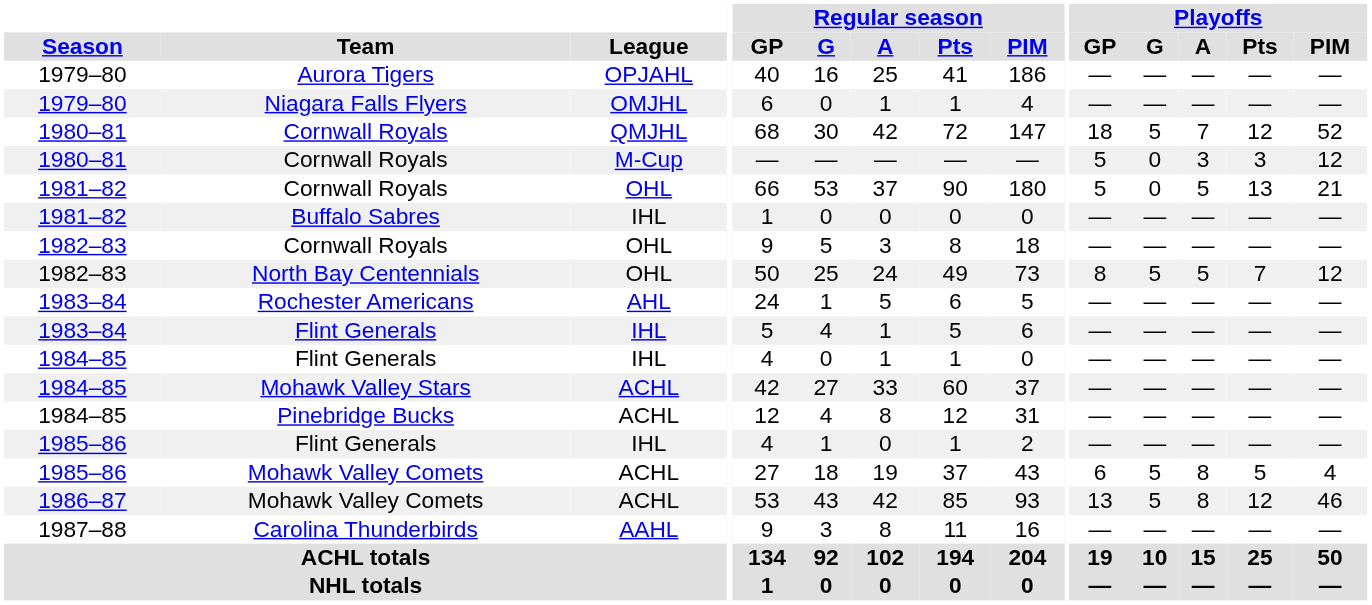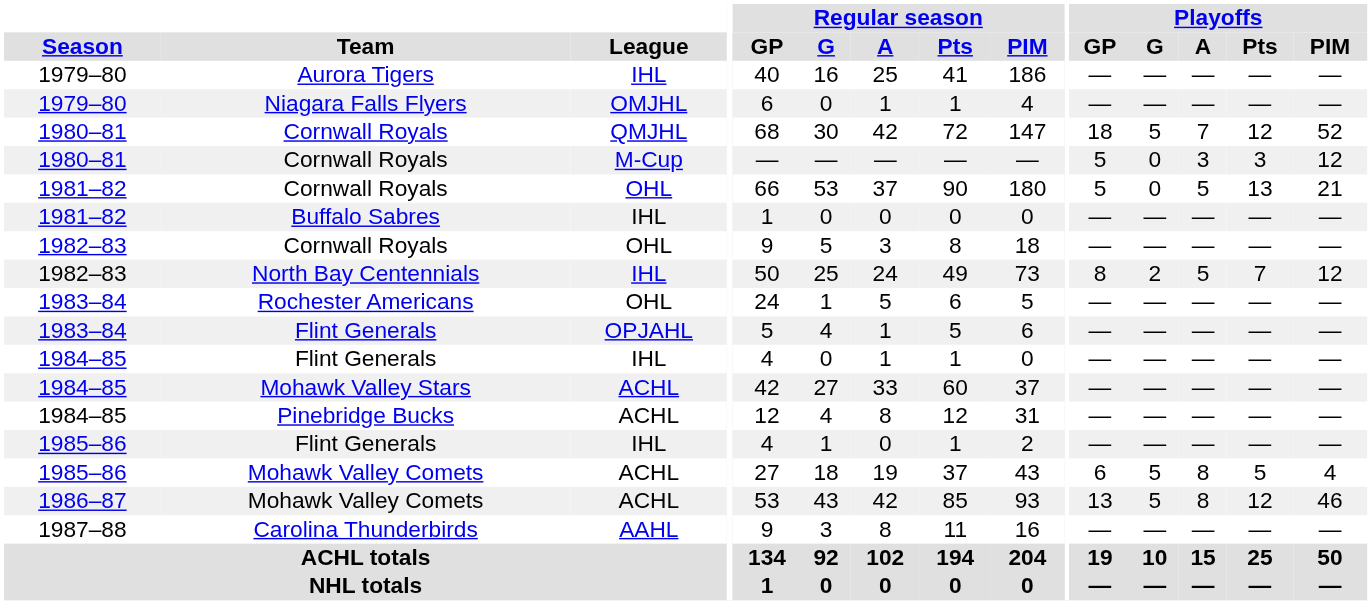(649, 74) OPJAHL -> (649, 74) IHL
(649, 273) OHL -> (649, 273) IHL
(1155, 273) 5 -> (1155, 273) 2
(649, 301) AHL -> (649, 301) OHL
(649, 330) IHL -> (649, 330) OPJAHL
